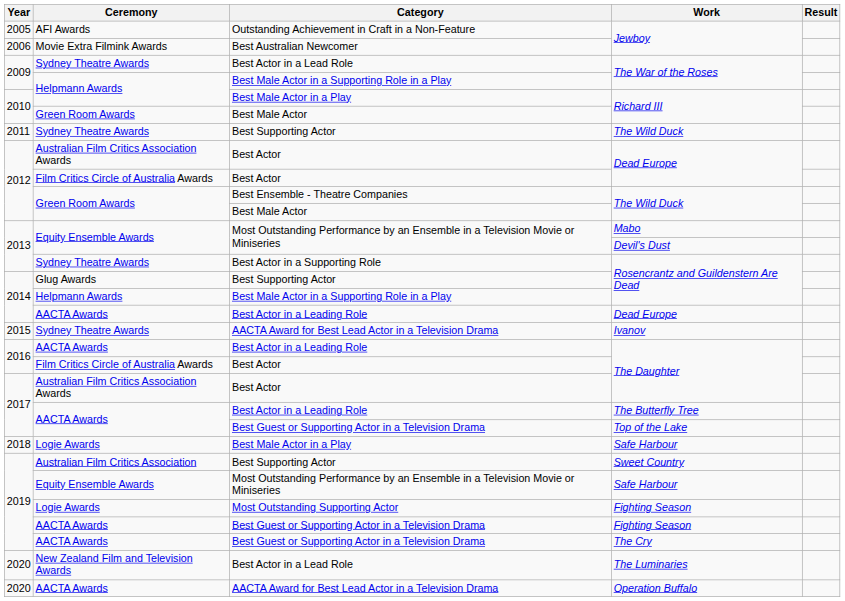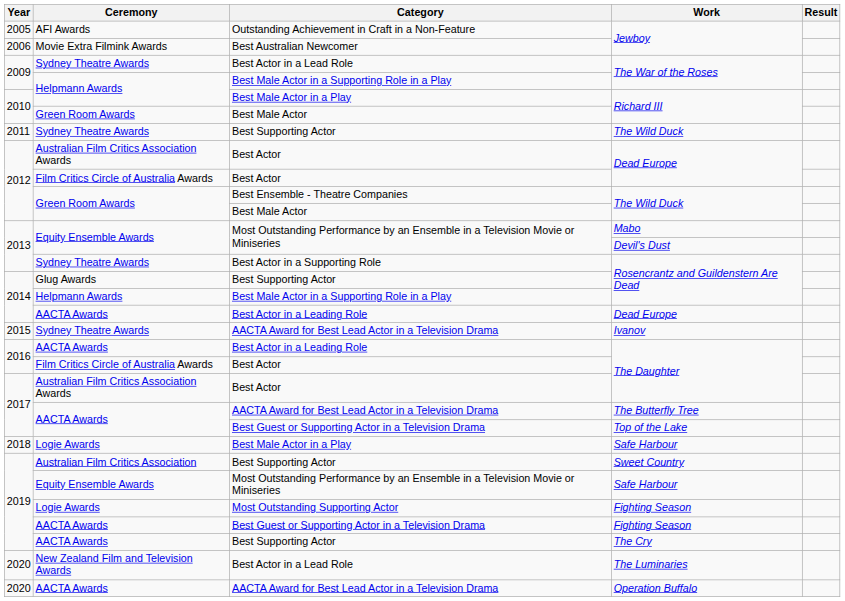(300, 411) Best Actor in a Leading Role -> (365, 411) AACTA Award for Best Lead Actor in a Television Drama
(359, 542) Best Guest or Supporting Actor in a Television Drama -> (284, 542) Best Supporting Actor
